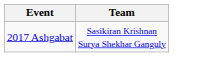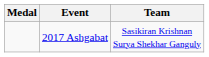+ column: (22, 13)
